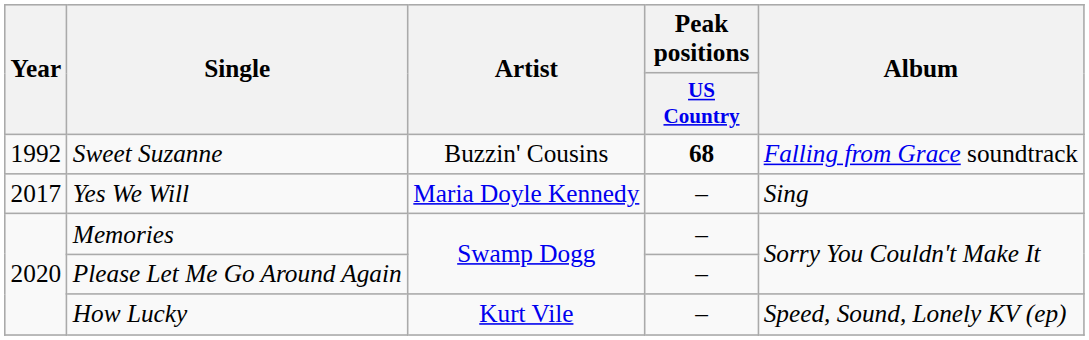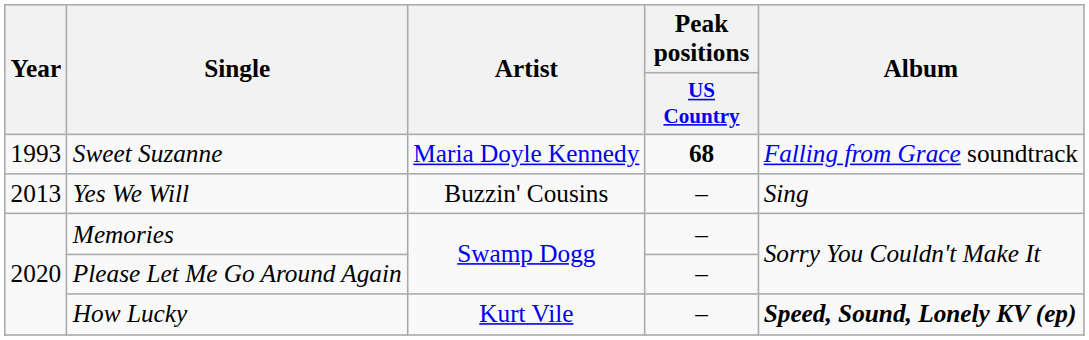(36, 153) 1992 -> (36, 153) 1993
(526, 153) Buzzin' Cousins -> (526, 153) Maria Doyle Kennedy
(36, 193) 2017 -> (36, 193) 2013
(526, 193) Maria Doyle Kennedy -> (526, 193) Buzzin' Cousins
(915, 313) normal -> (920, 313) bold
